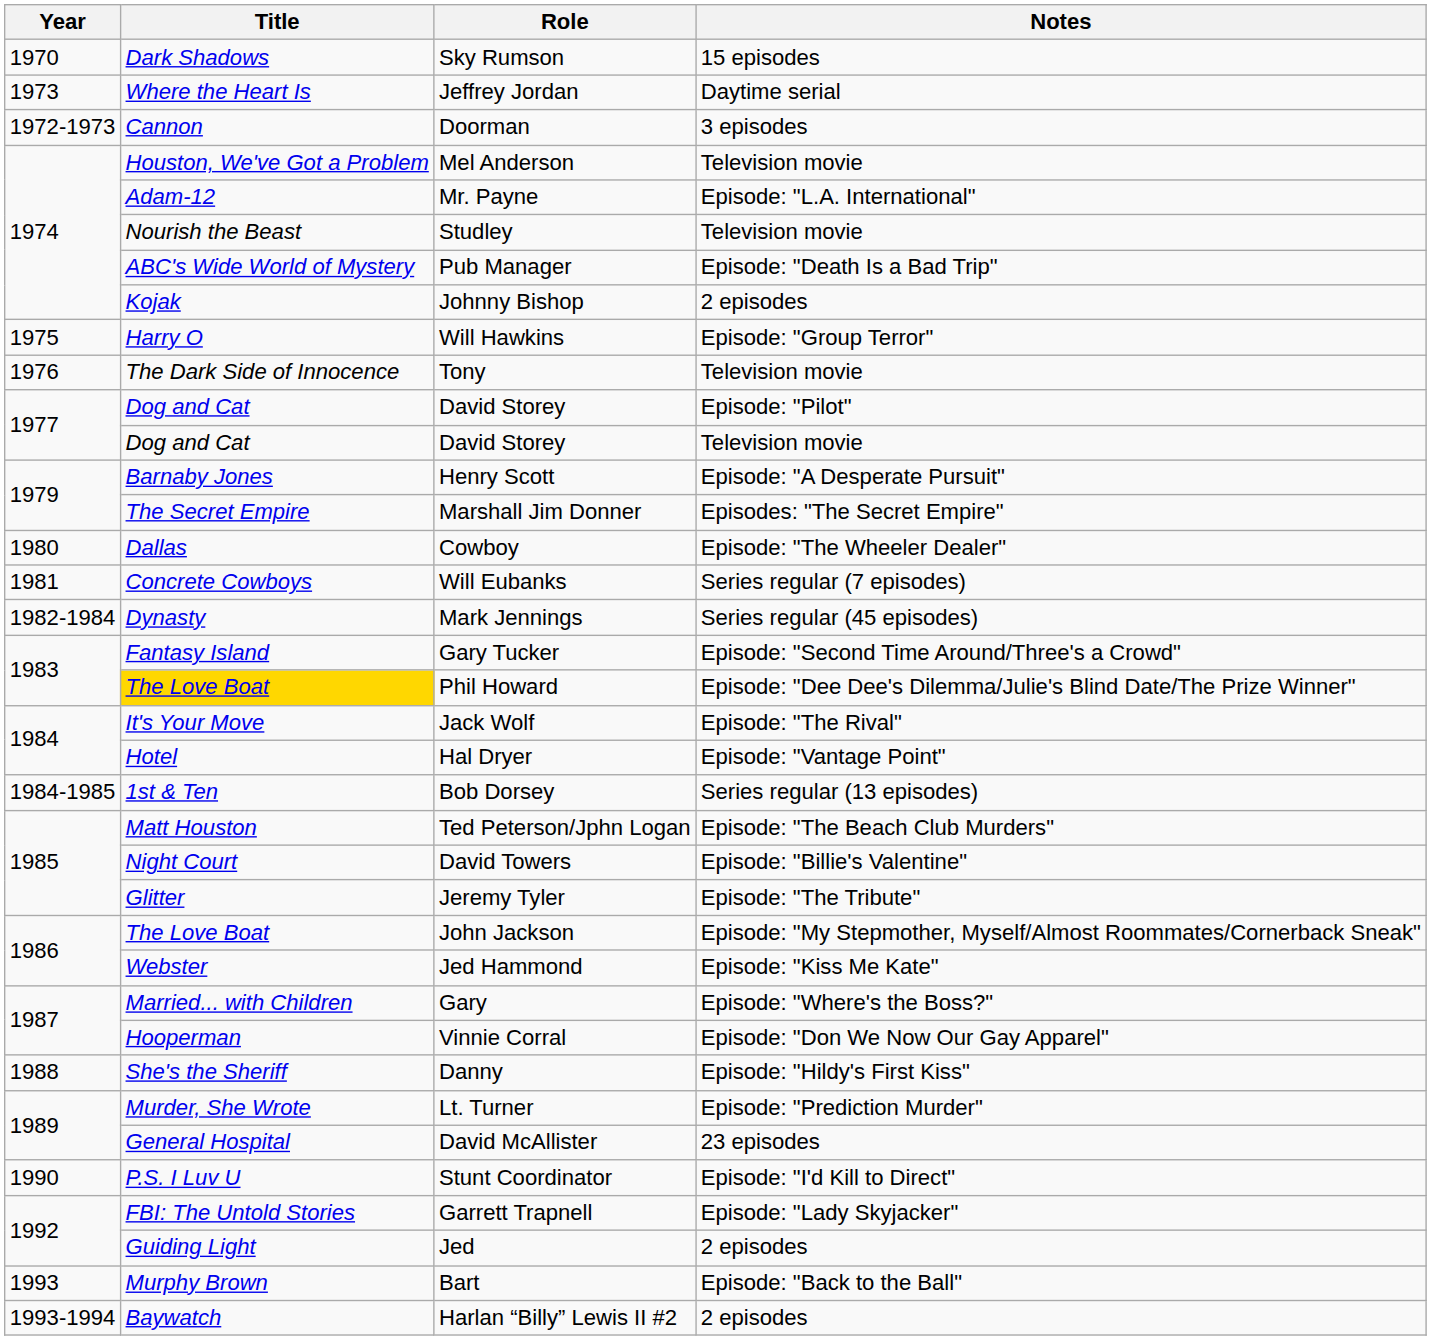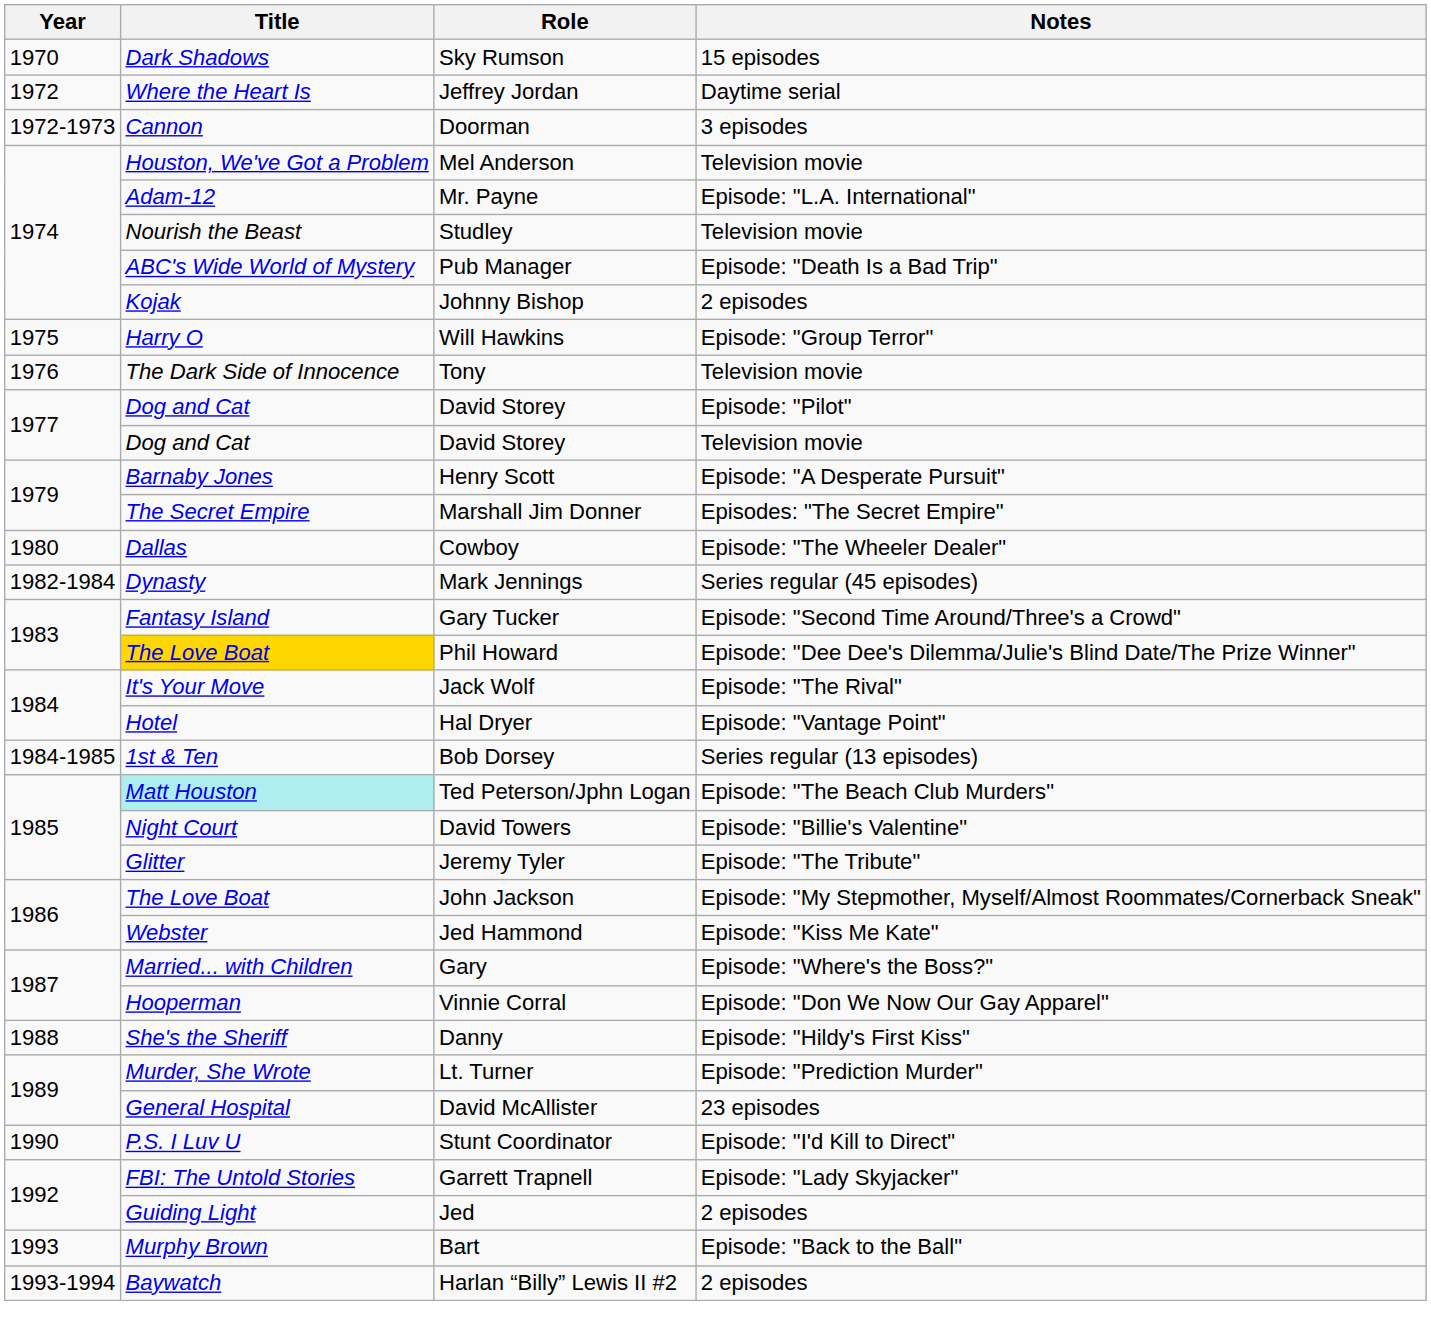(34, 92) 1973 -> (34, 92) 1972
- row: (503, 582)
(191, 827) no background -> (191, 792) paleturquoise background
